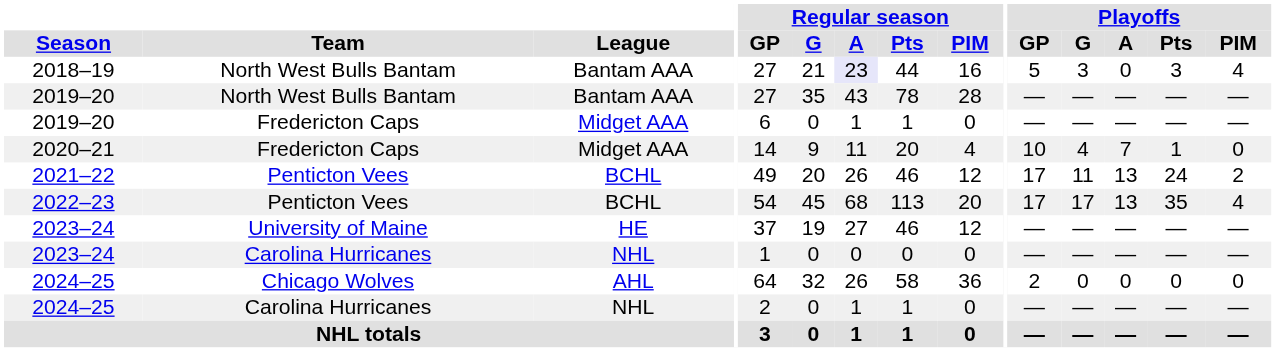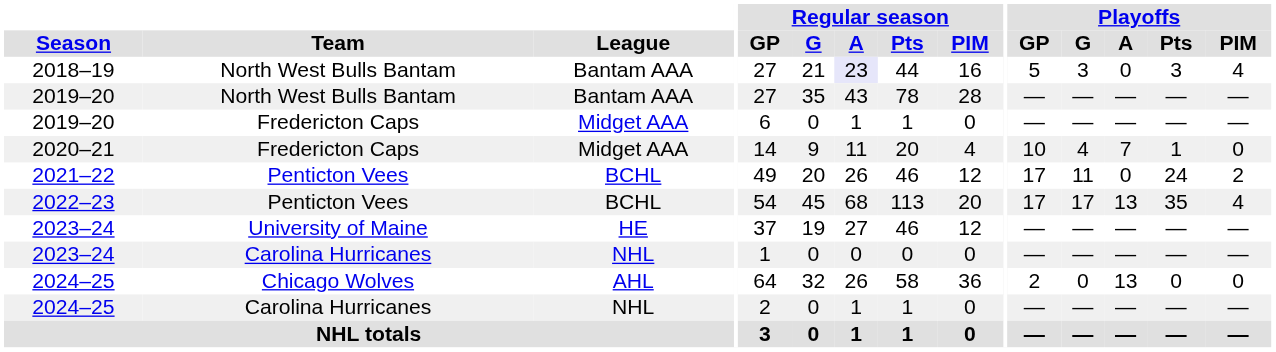(1126, 175) 13 -> (1126, 175) 0
(1126, 281) 0 -> (1126, 281) 13
